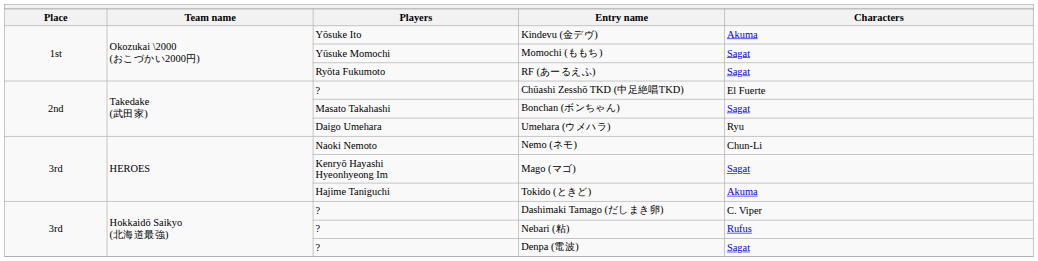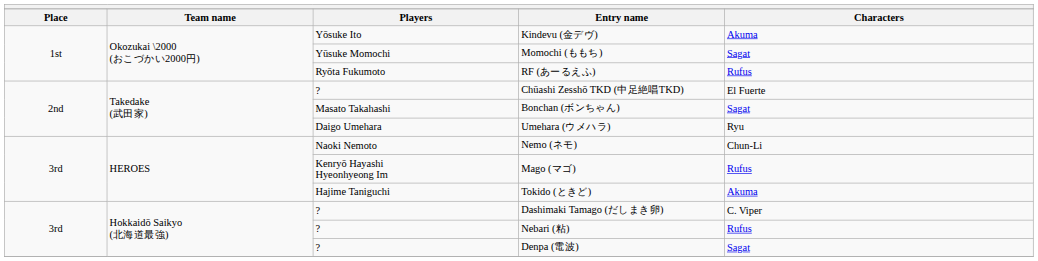(739, 71) Sagat -> (739, 71) Rufus
(739, 168) Sagat -> (739, 168) Rufus
